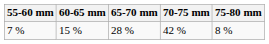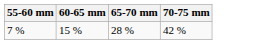- column: (238, 13)
